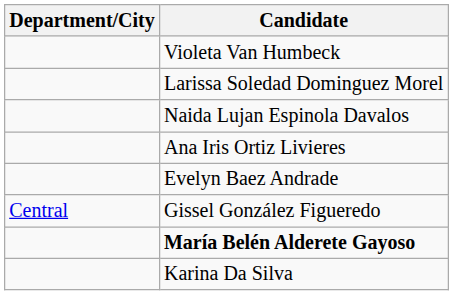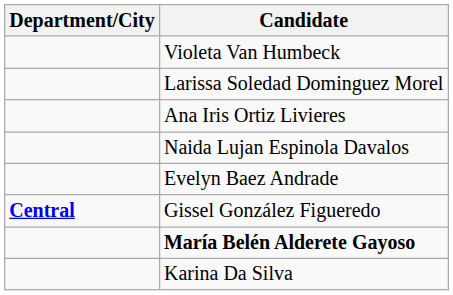rows swapped: (255, 147) <-> (286, 115)
(39, 210) normal -> (42, 210) bold
